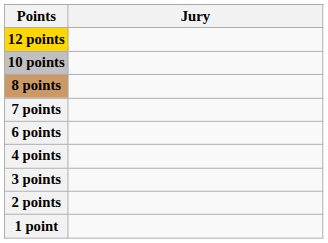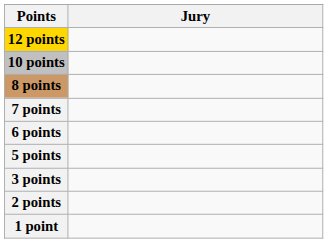+ row: (36, 156)
- row: (36, 156)
